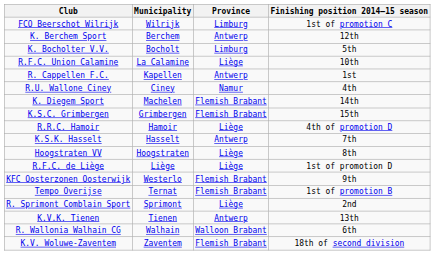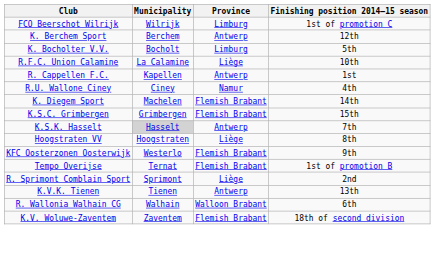- row: (68, 127)
(163, 140) no background -> (163, 127) lightgrey background
- row: (68, 166)
